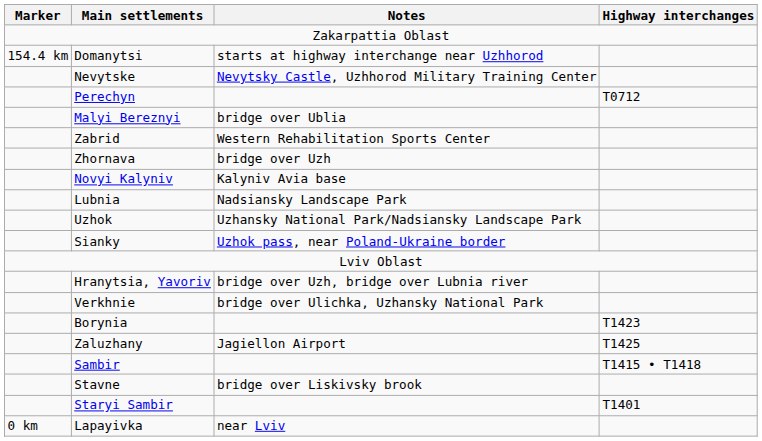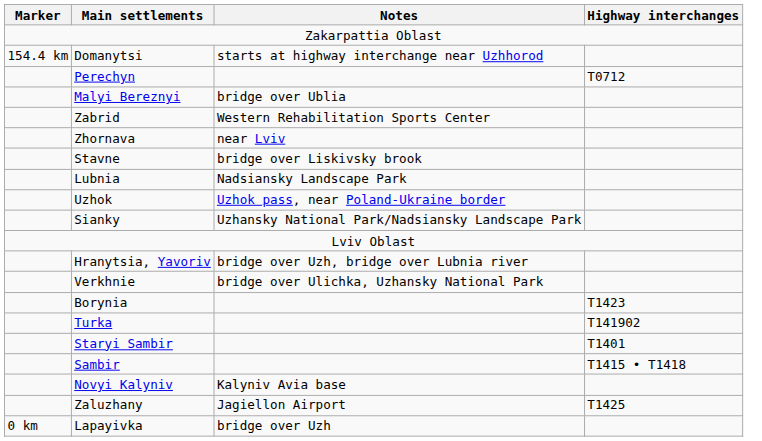- row: (105, 76)
(274, 159) bridge over Uzh -> (251, 138) near Lviv
rows swapped: (97, 385) <-> (124, 179)
(399, 220) Uzhansky National Park/Nadsiansky Landscape Park -> (361, 200) Uzhok pass, near Poland-Ukraine border
(361, 241) Uzhok pass, near Poland-Ukraine border -> (399, 220) Uzhansky National Park/Nadsiansky Landscape Park
+ row: (93, 323)
rows swapped: (124, 405) <-> (108, 344)
(251, 426) near Lviv -> (274, 426) bridge over Uzh
